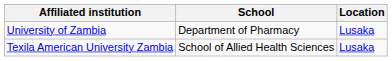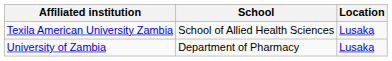rows swapped: (56, 30) <-> (90, 47)
